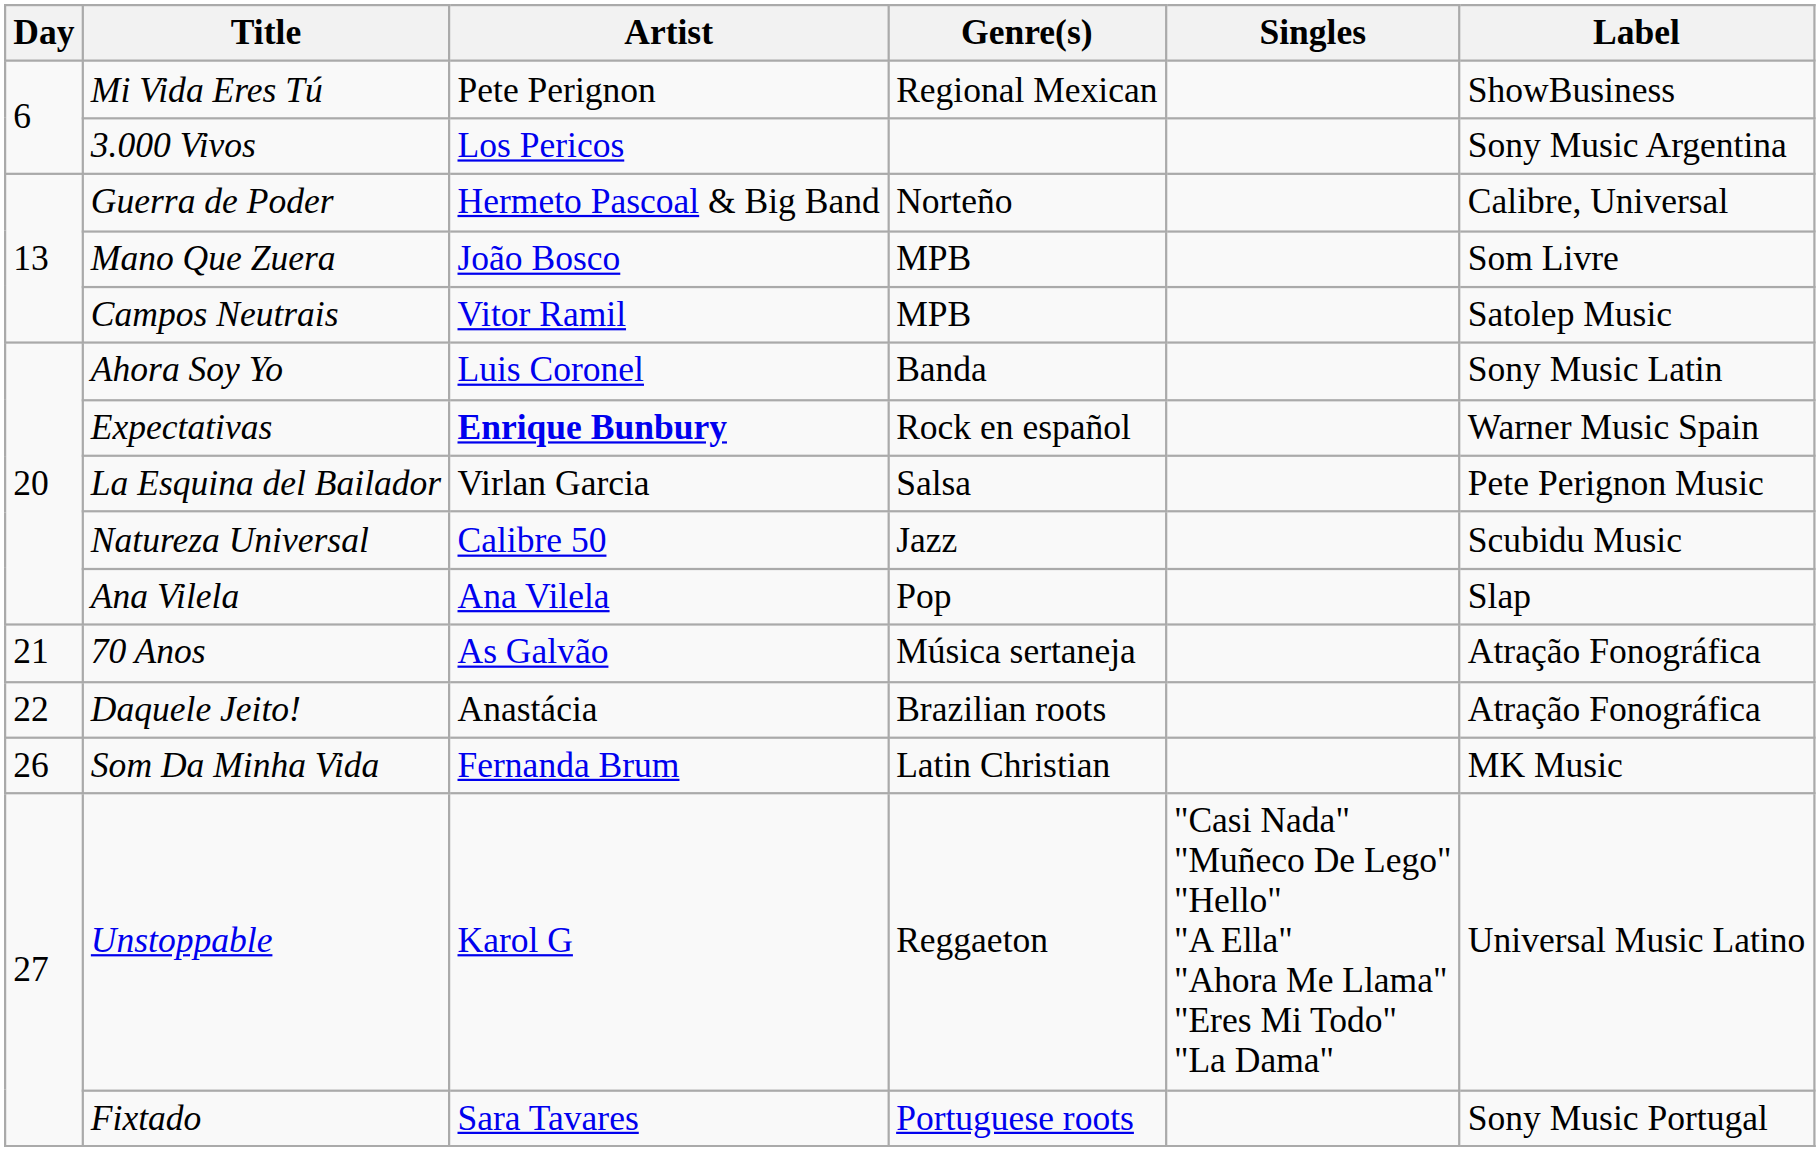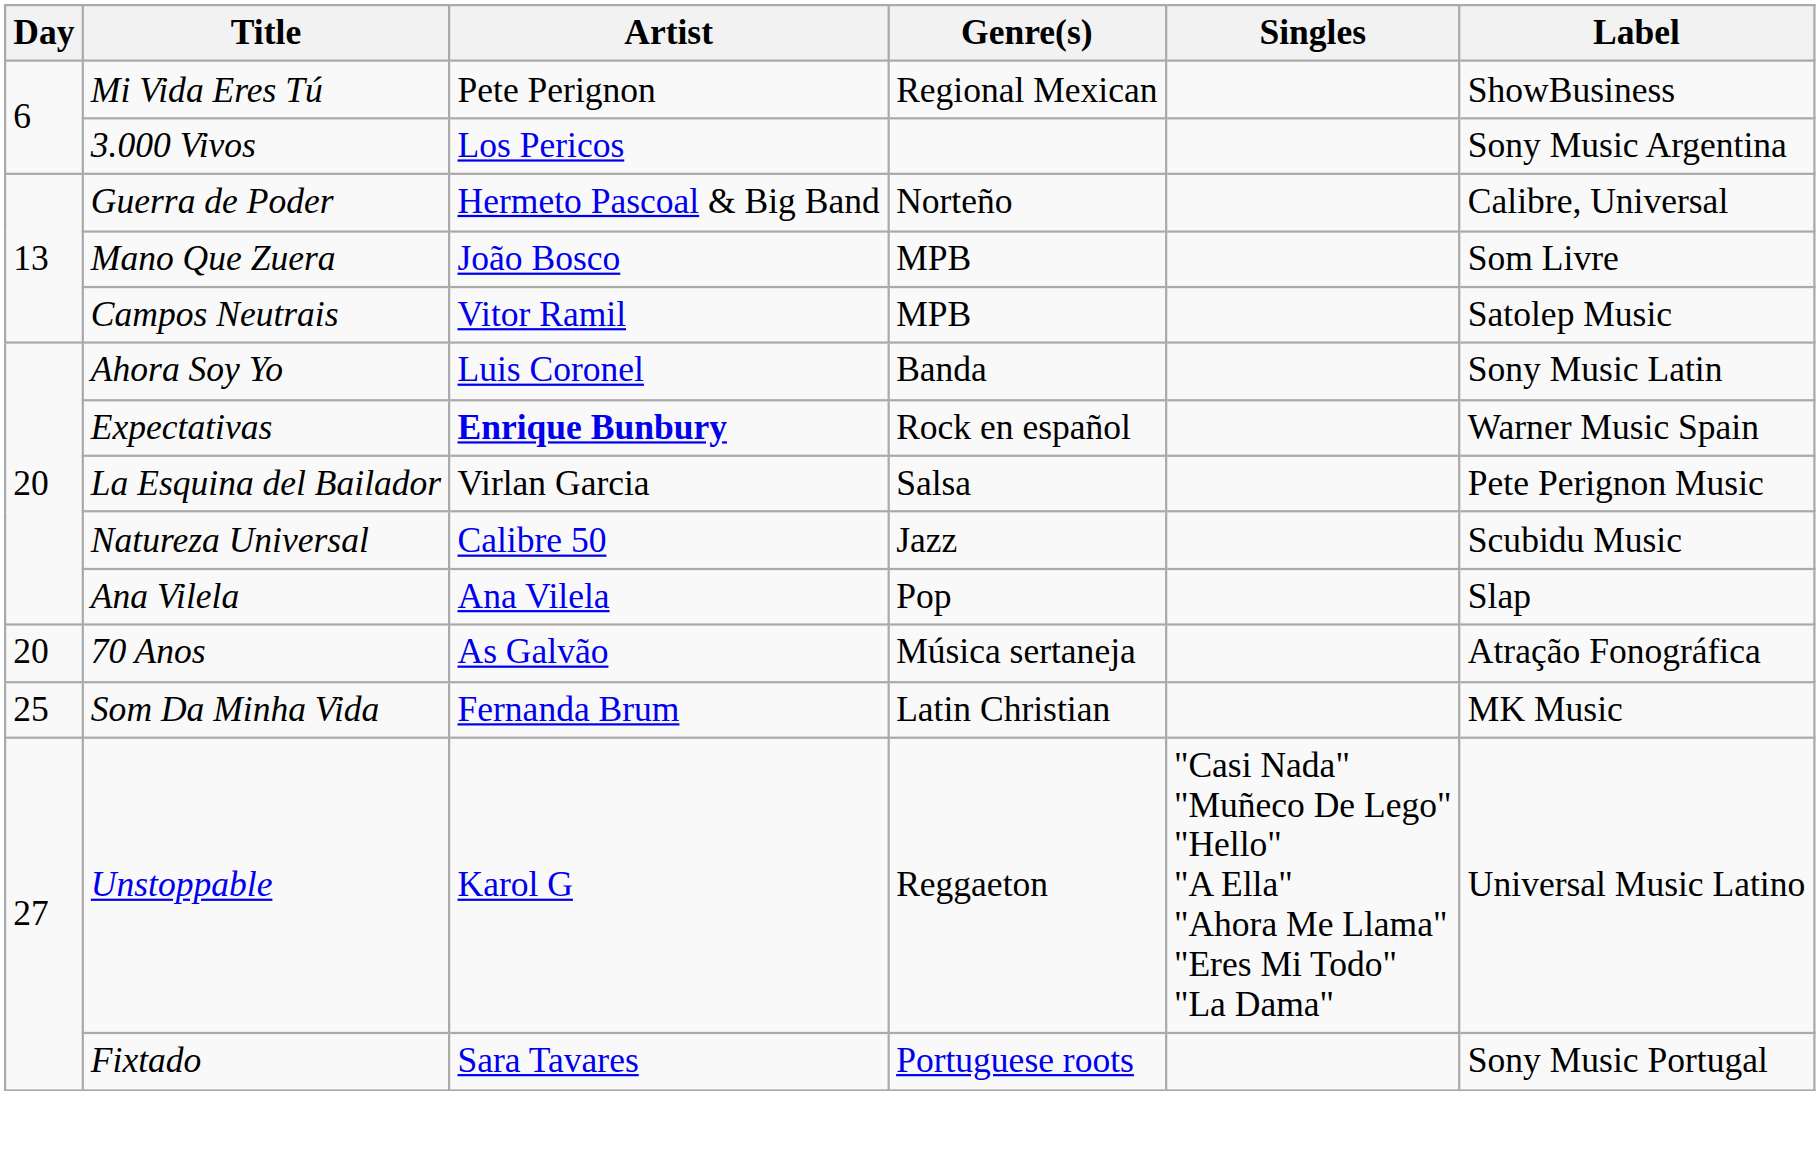(31, 652) 21 -> (31, 652) 20
- row: (196, 708)
(31, 764) 26 -> (31, 708) 25
